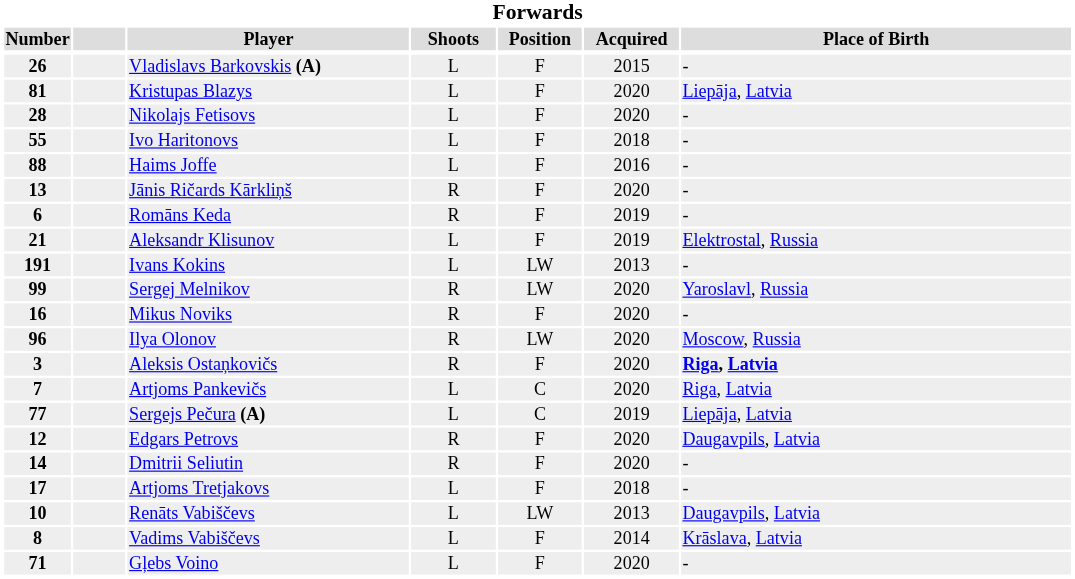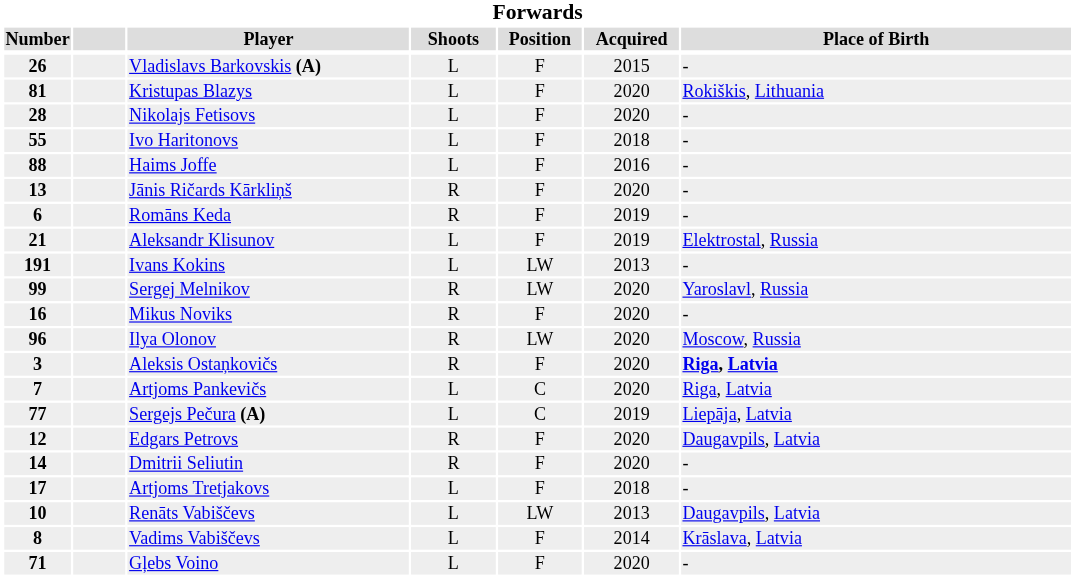(737, 90) Liepāja, Latvia -> (753, 90) Rokiškis, Lithuania
